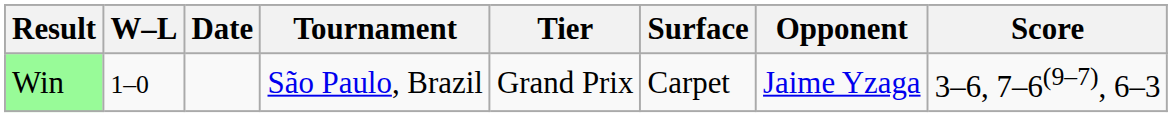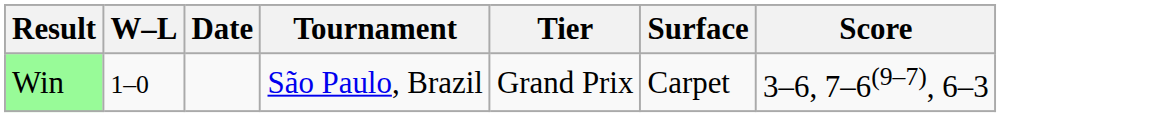- column: (842, 28)
